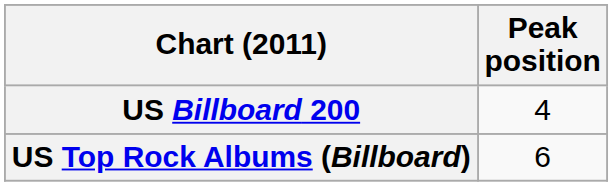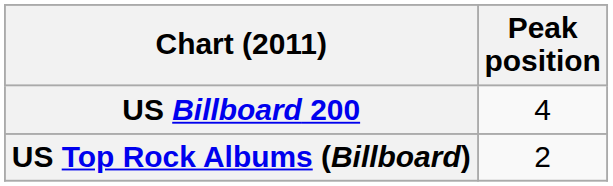(543, 156) 6 -> (543, 156) 2
